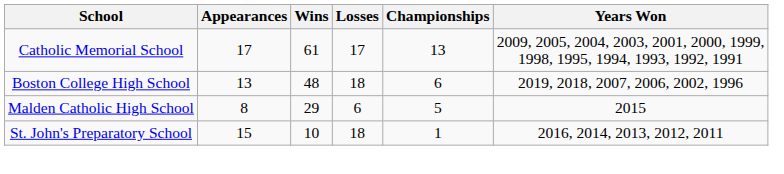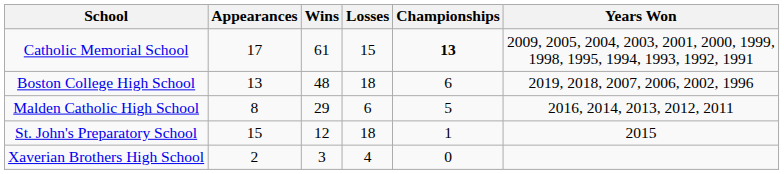(357, 50) 17 -> (368, 50) 15
(438, 50) normal -> (448, 50) bold
(631, 108) 2015 -> (641, 108) 2016, 2014, 2013, 2012, 2011
(311, 132) 10 -> (322, 132) 12
(631, 132) 2016, 2014, 2013, 2012, 2011 -> (641, 132) 2015
+ row: (106, 157)
